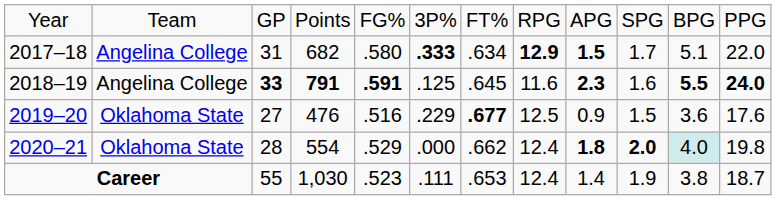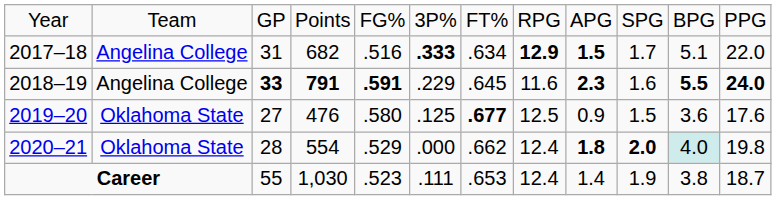(382, 52) .580 -> (382, 52) .516
(436, 83) .125 -> (436, 83) .229
(382, 115) .516 -> (382, 115) .580
(436, 115) .229 -> (436, 115) .125
